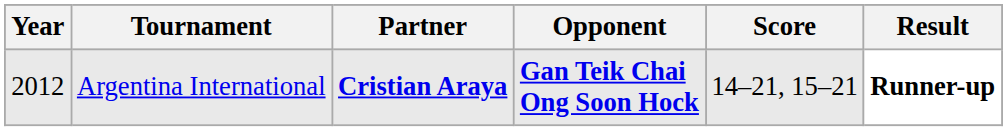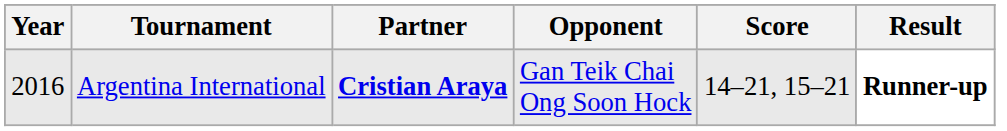(38, 86) 2012 -> (38, 86) 2016
(609, 86) bold -> (606, 86) normal
